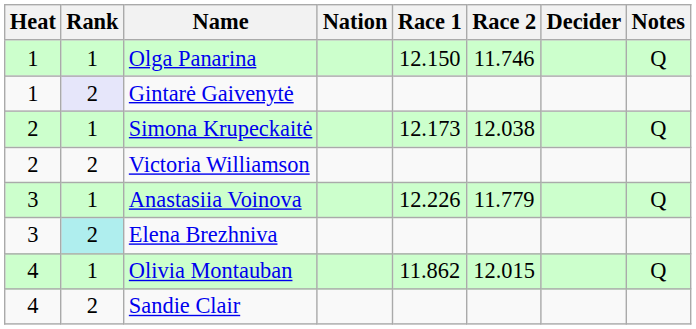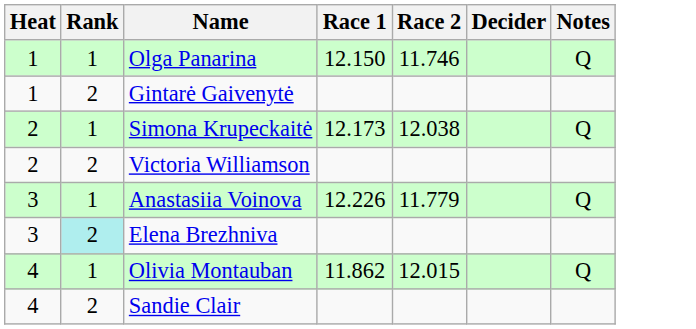- column: (355, 22)
(92, 93) lavender background -> (92, 93) no background
